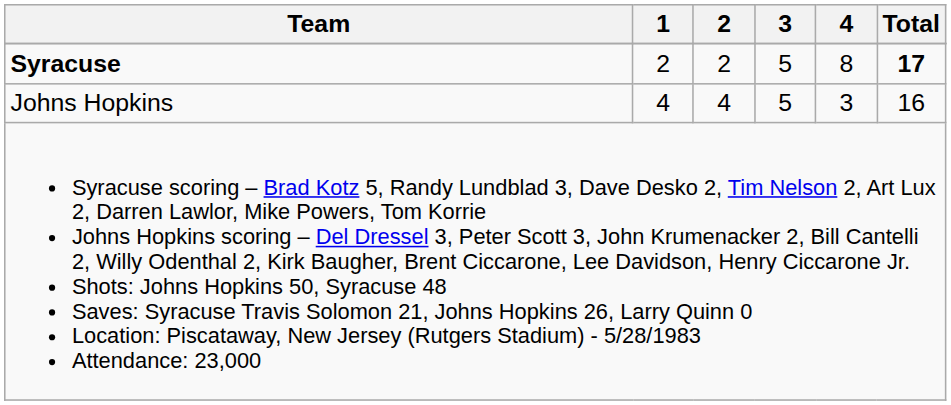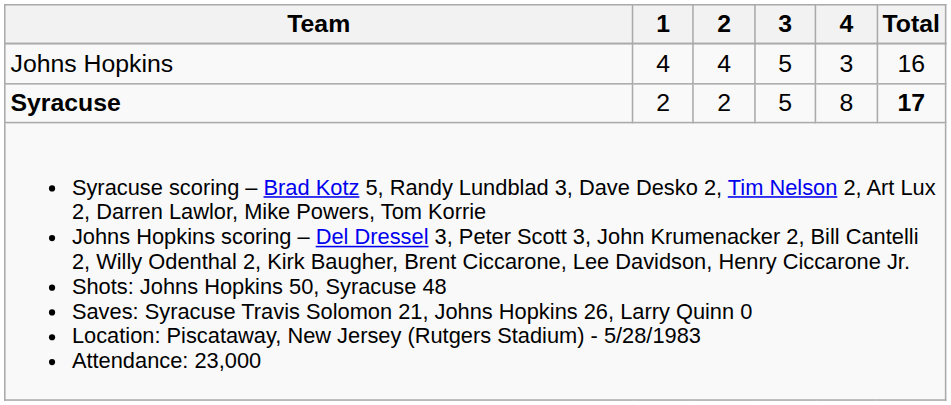rows swapped: (66, 63) <-> (92, 102)
